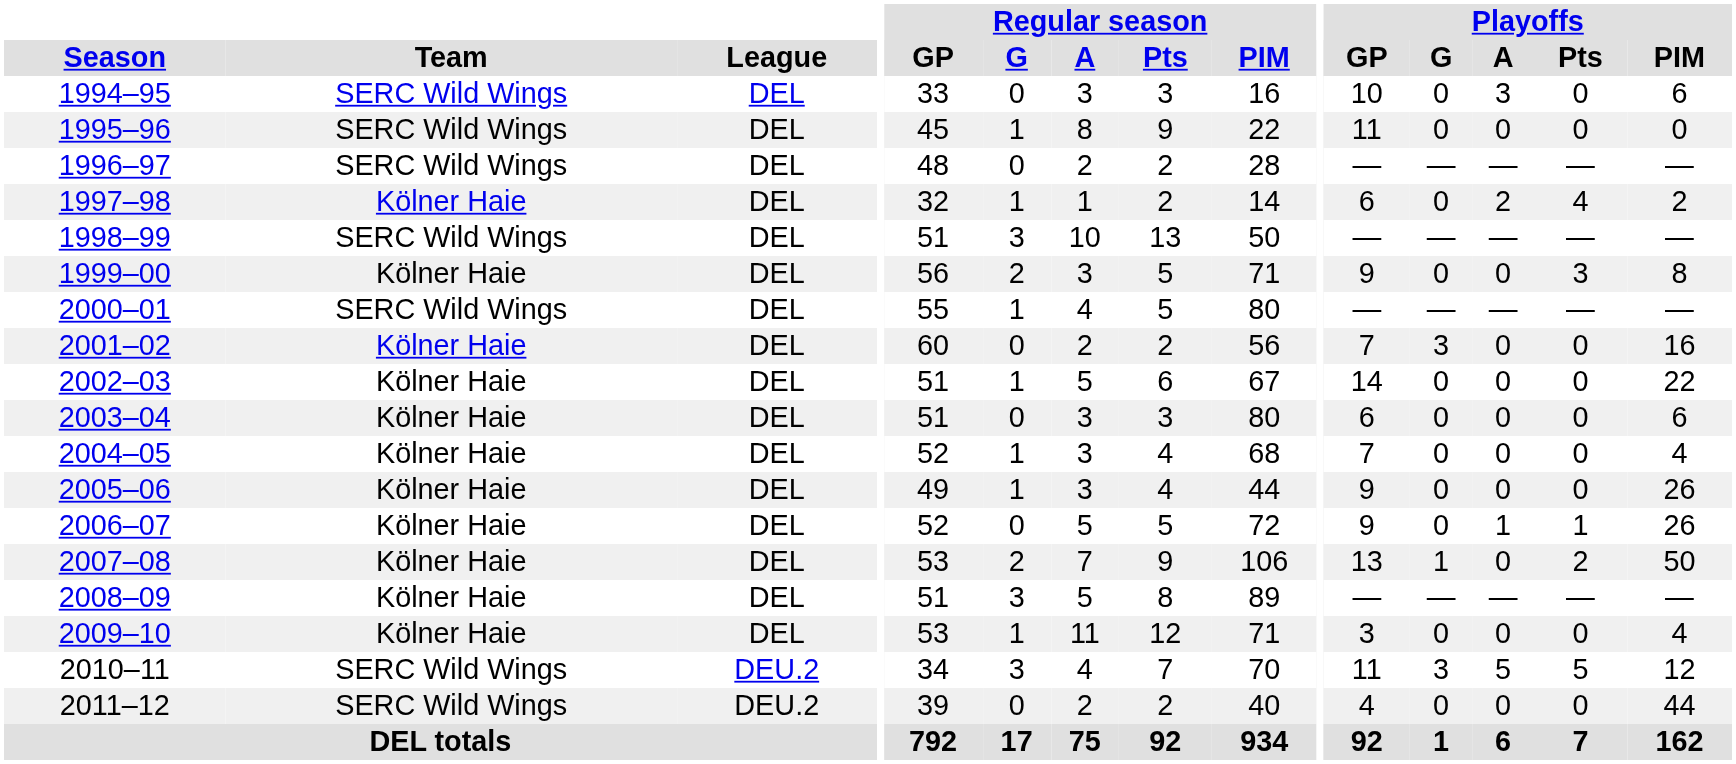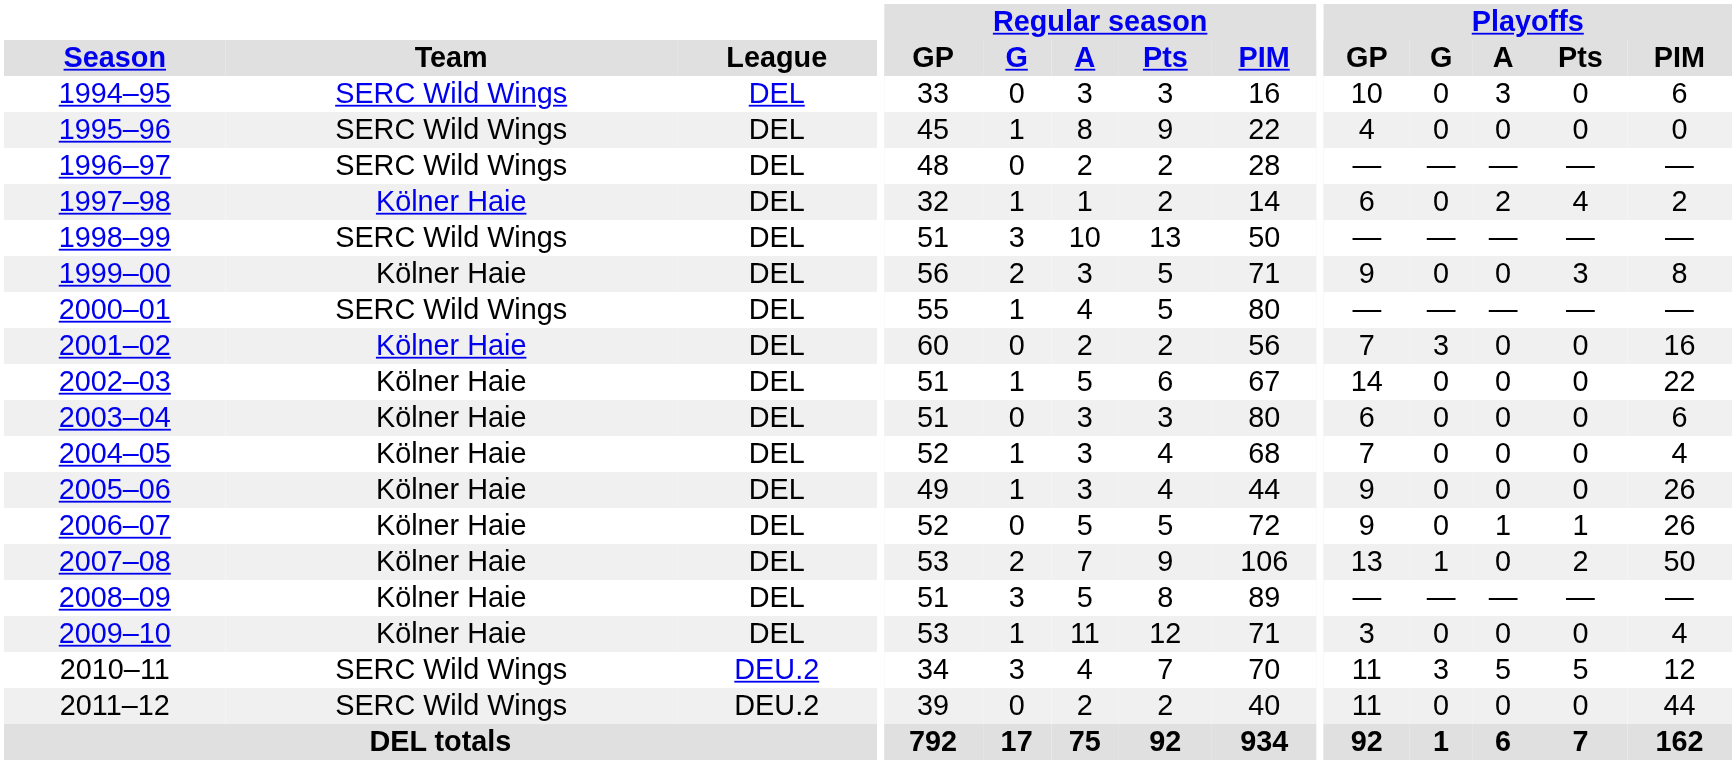(1367, 129) 11 -> (1367, 129) 4
(1367, 705) 4 -> (1367, 705) 11
